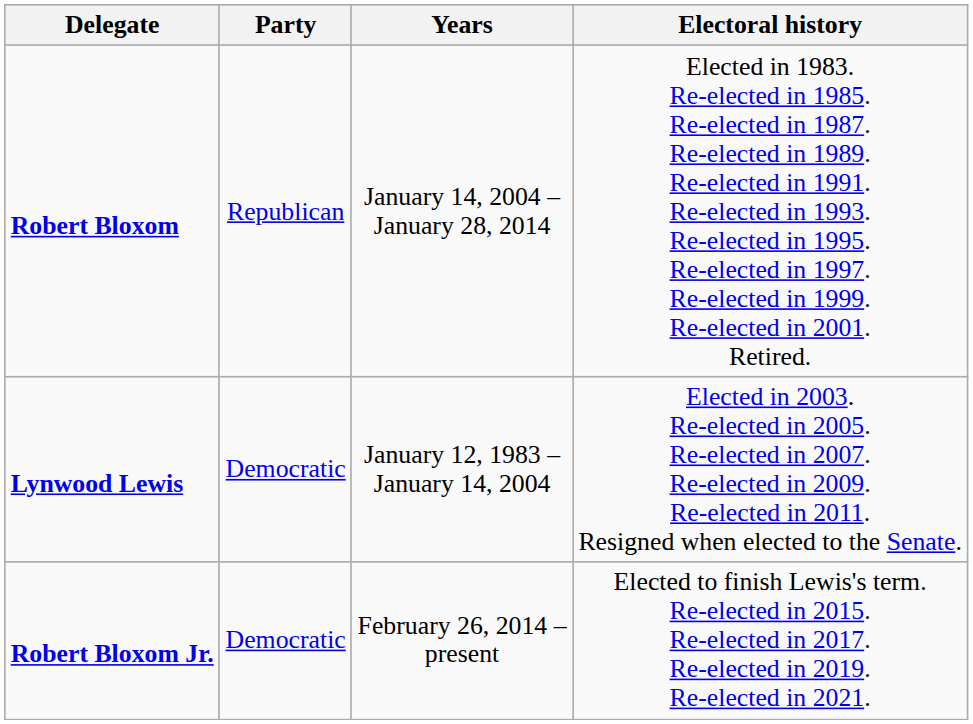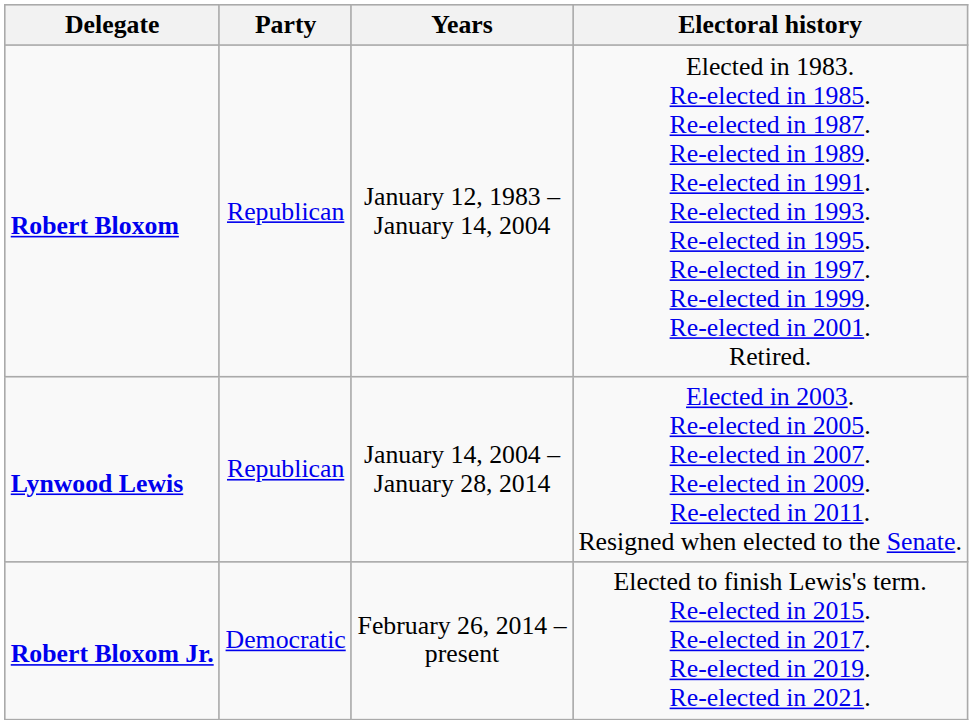(462, 210) January 14, 2004 – January 28, 2014 -> (462, 210) January 12, 1983 – January 14, 2004
(286, 468) Democratic -> (286, 468) Republican
(462, 468) January 12, 1983 – January 14, 2004 -> (462, 468) January 14, 2004 – January 28, 2014
